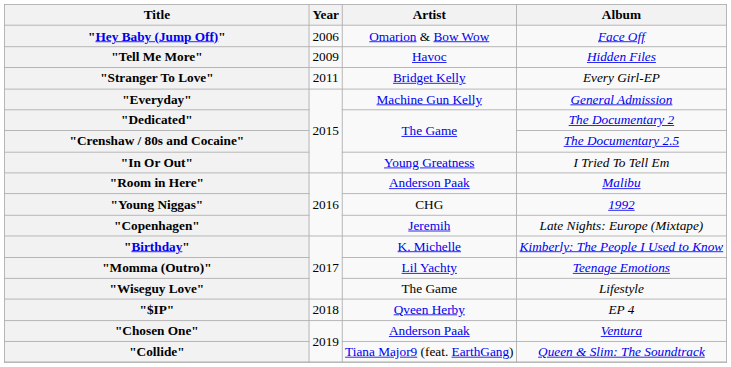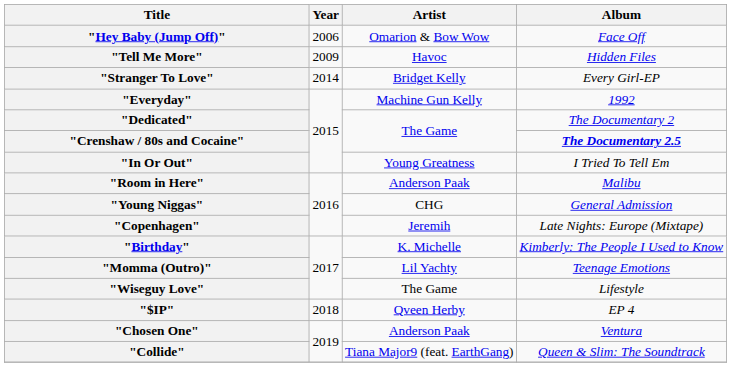(326, 78) 2011 -> (326, 78) 2014
(621, 99) General Admission -> (621, 99) 1992
(621, 141) normal -> (621, 141) bold
(621, 204) 1992 -> (621, 204) General Admission
